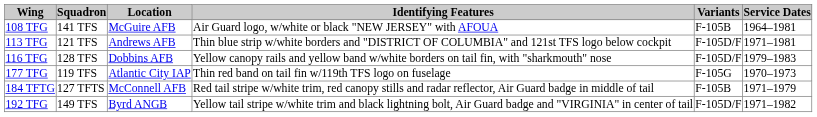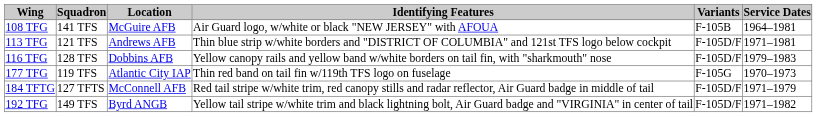(713, 88) F-105B -> (718, 88) F-105D/F
